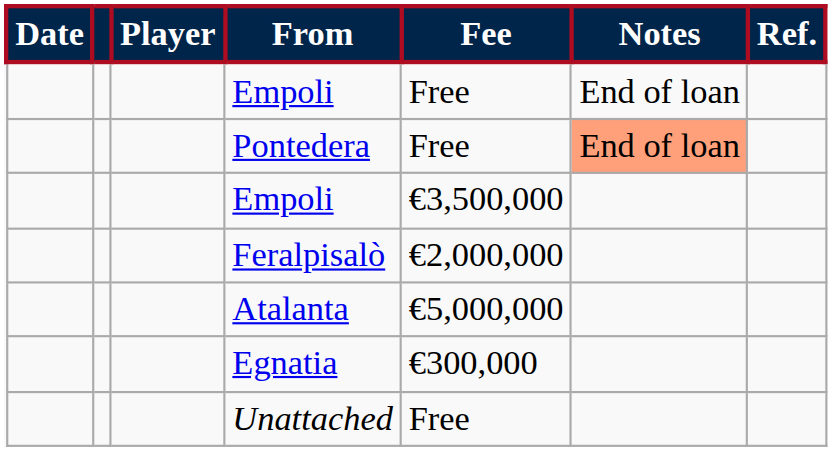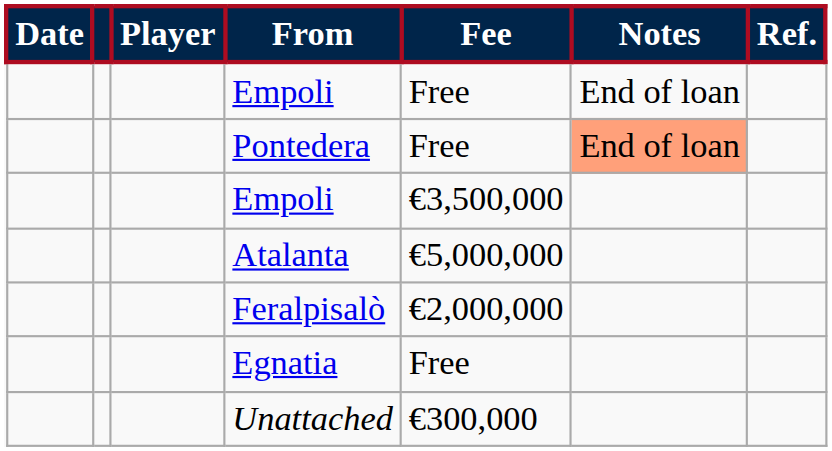rows swapped: (50, 255) <-> (50, 309)
(473, 363) €300,000 -> (439, 363) Free
(439, 417) Free -> (473, 417) €300,000
